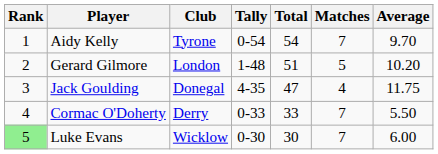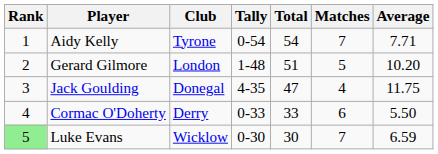(403, 40) 9.70 -> (403, 40) 7.71
(342, 112) 7 -> (342, 112) 6
(403, 137) 6.00 -> (403, 137) 6.59
